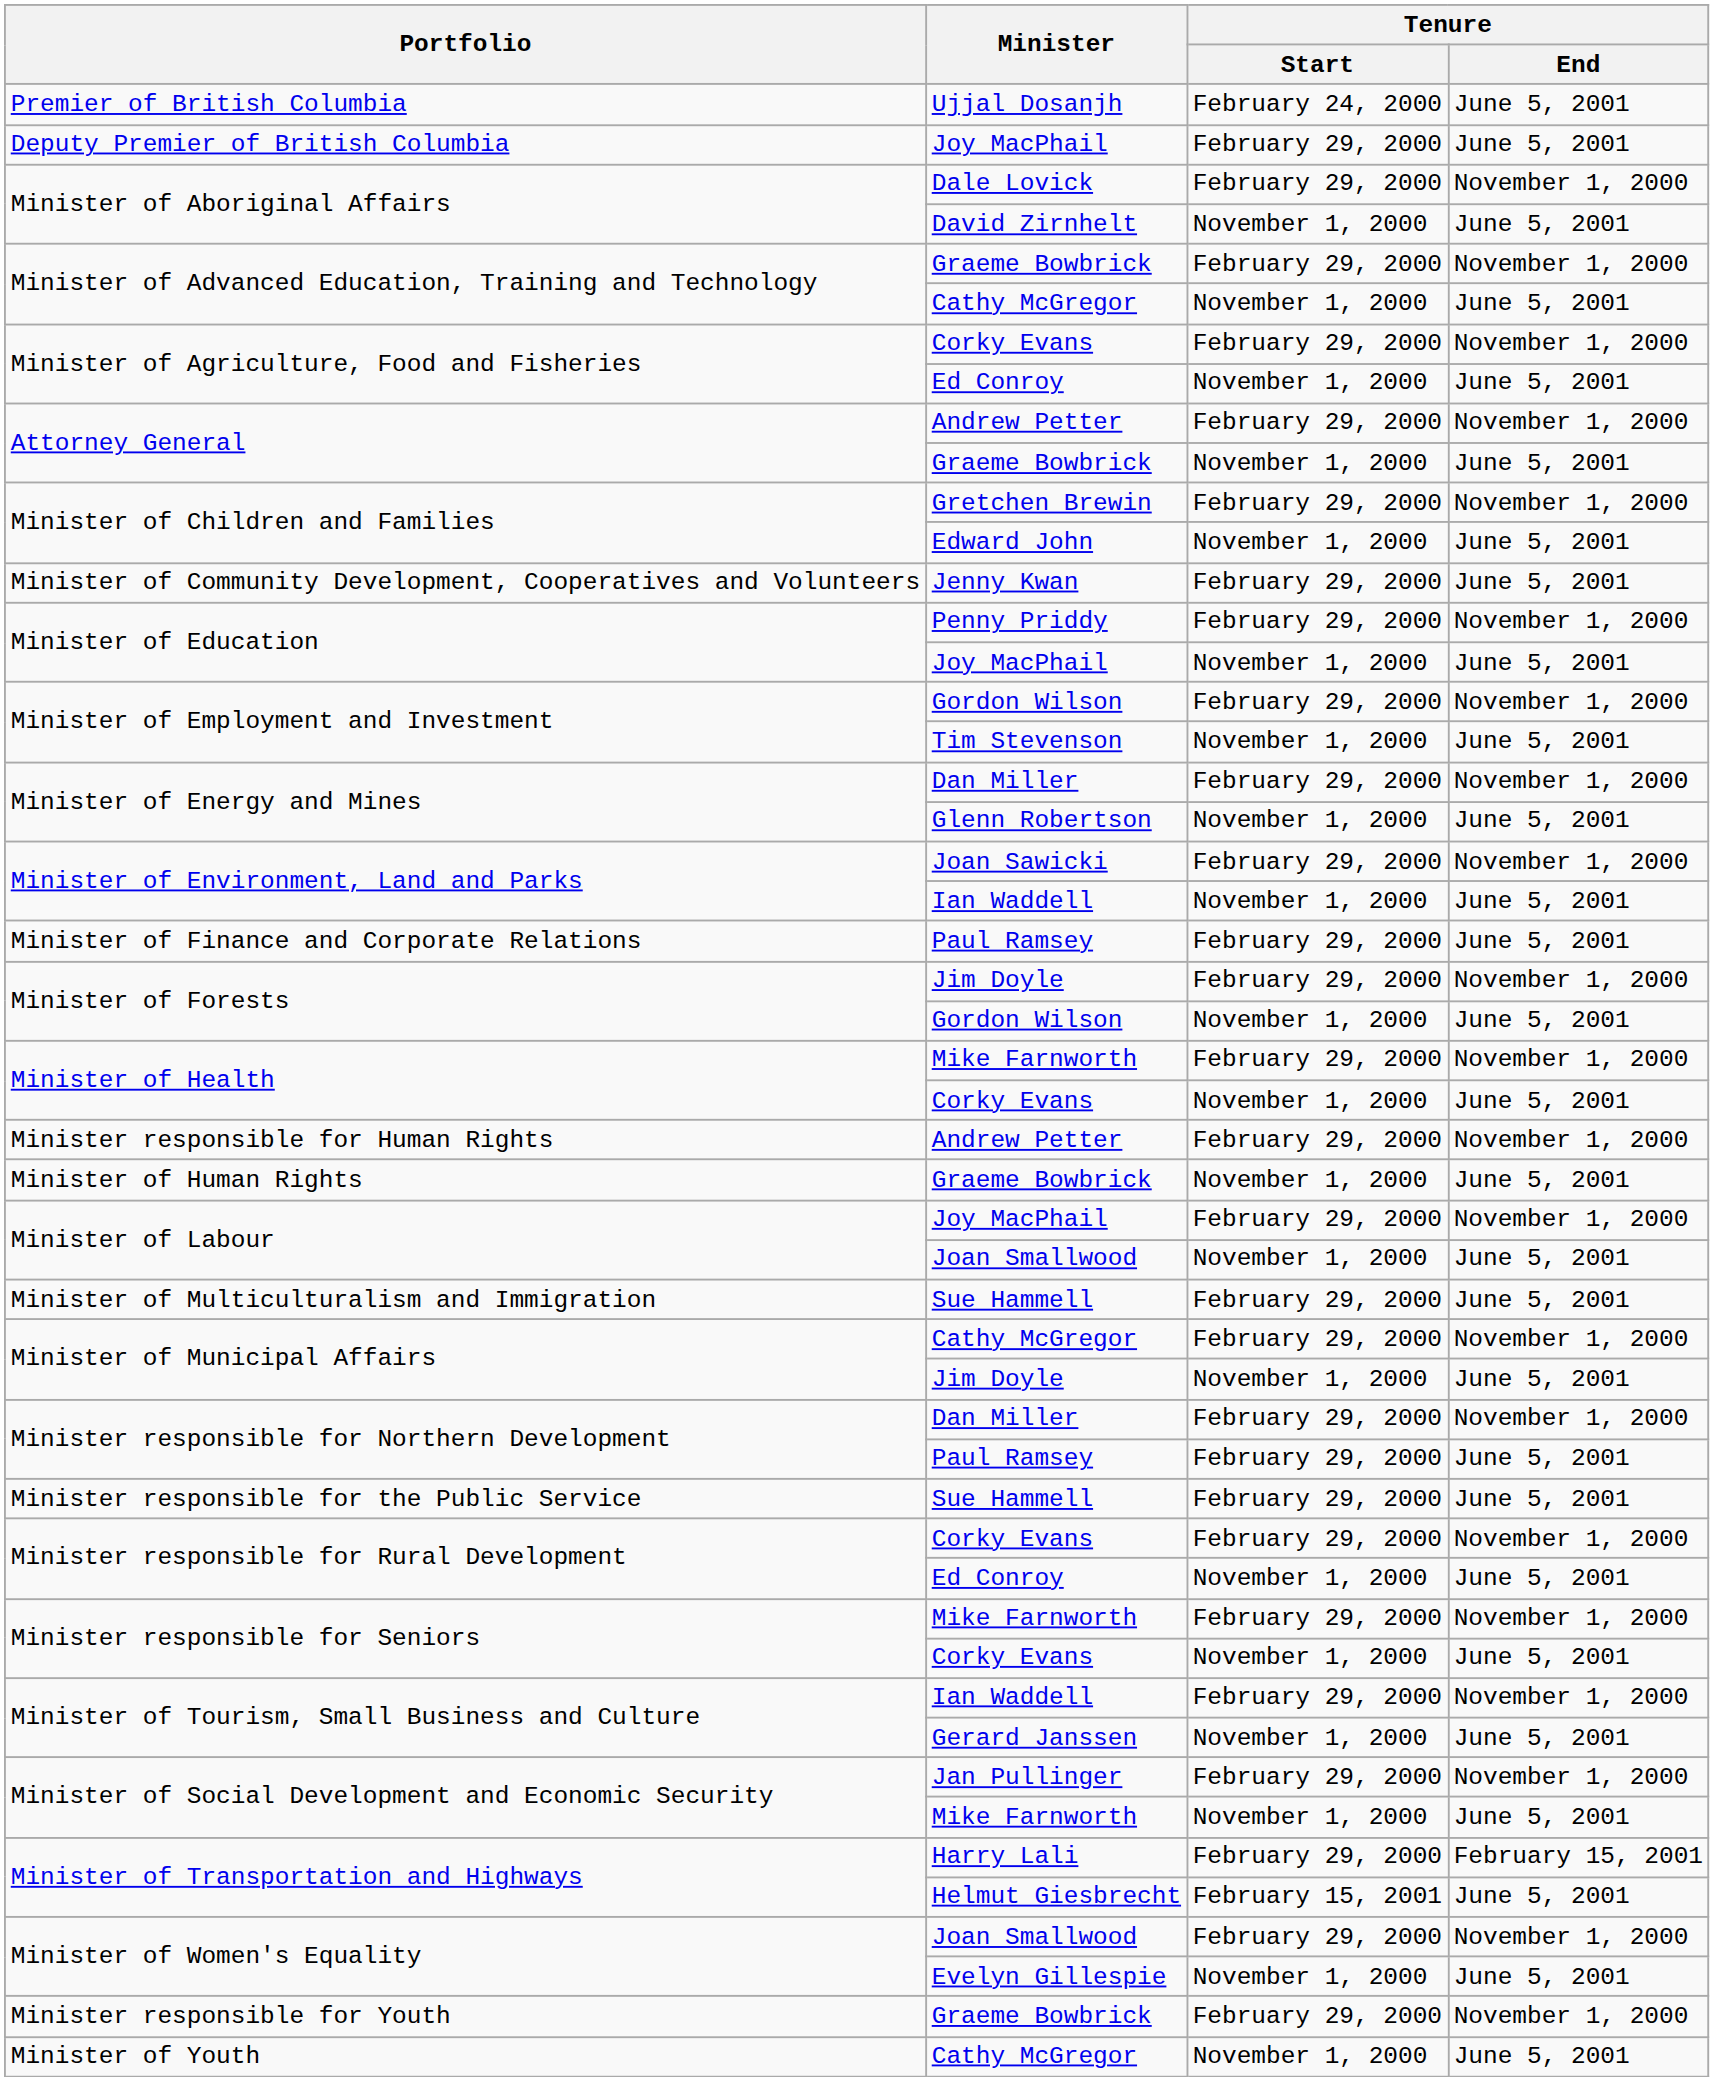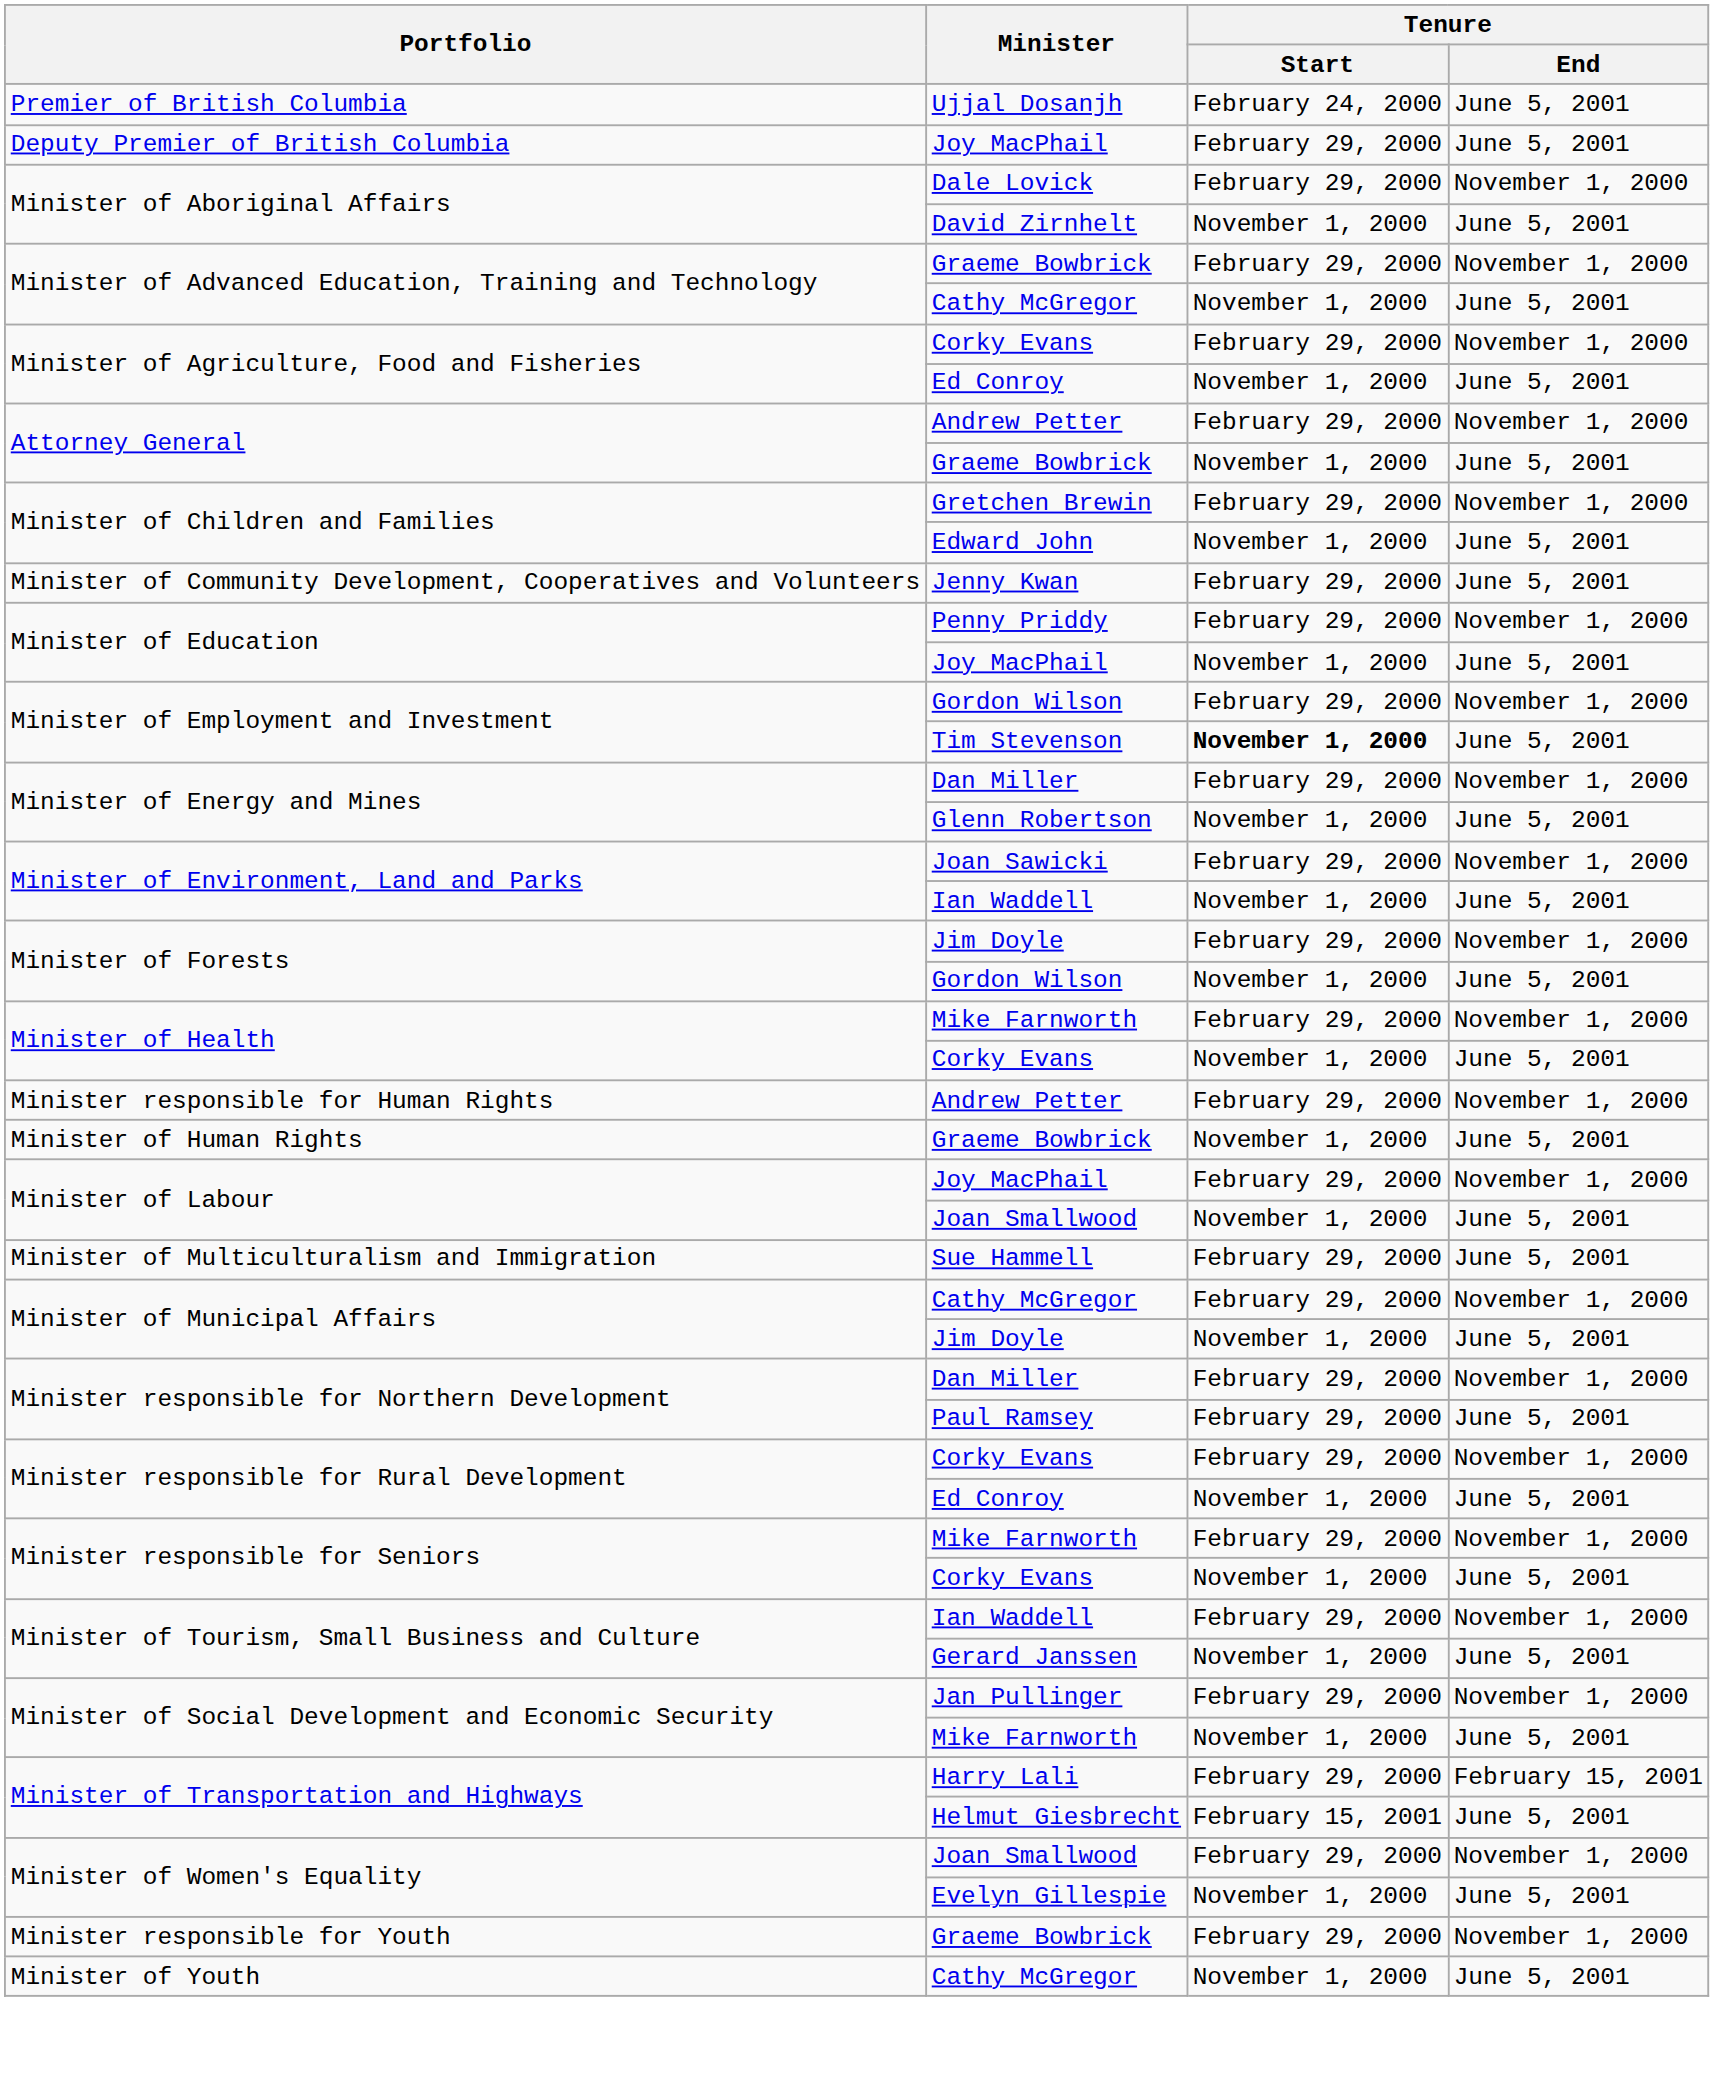(1310, 742) normal -> (1310, 742) bold
- row: (326, 941)
- row: (326, 1499)
